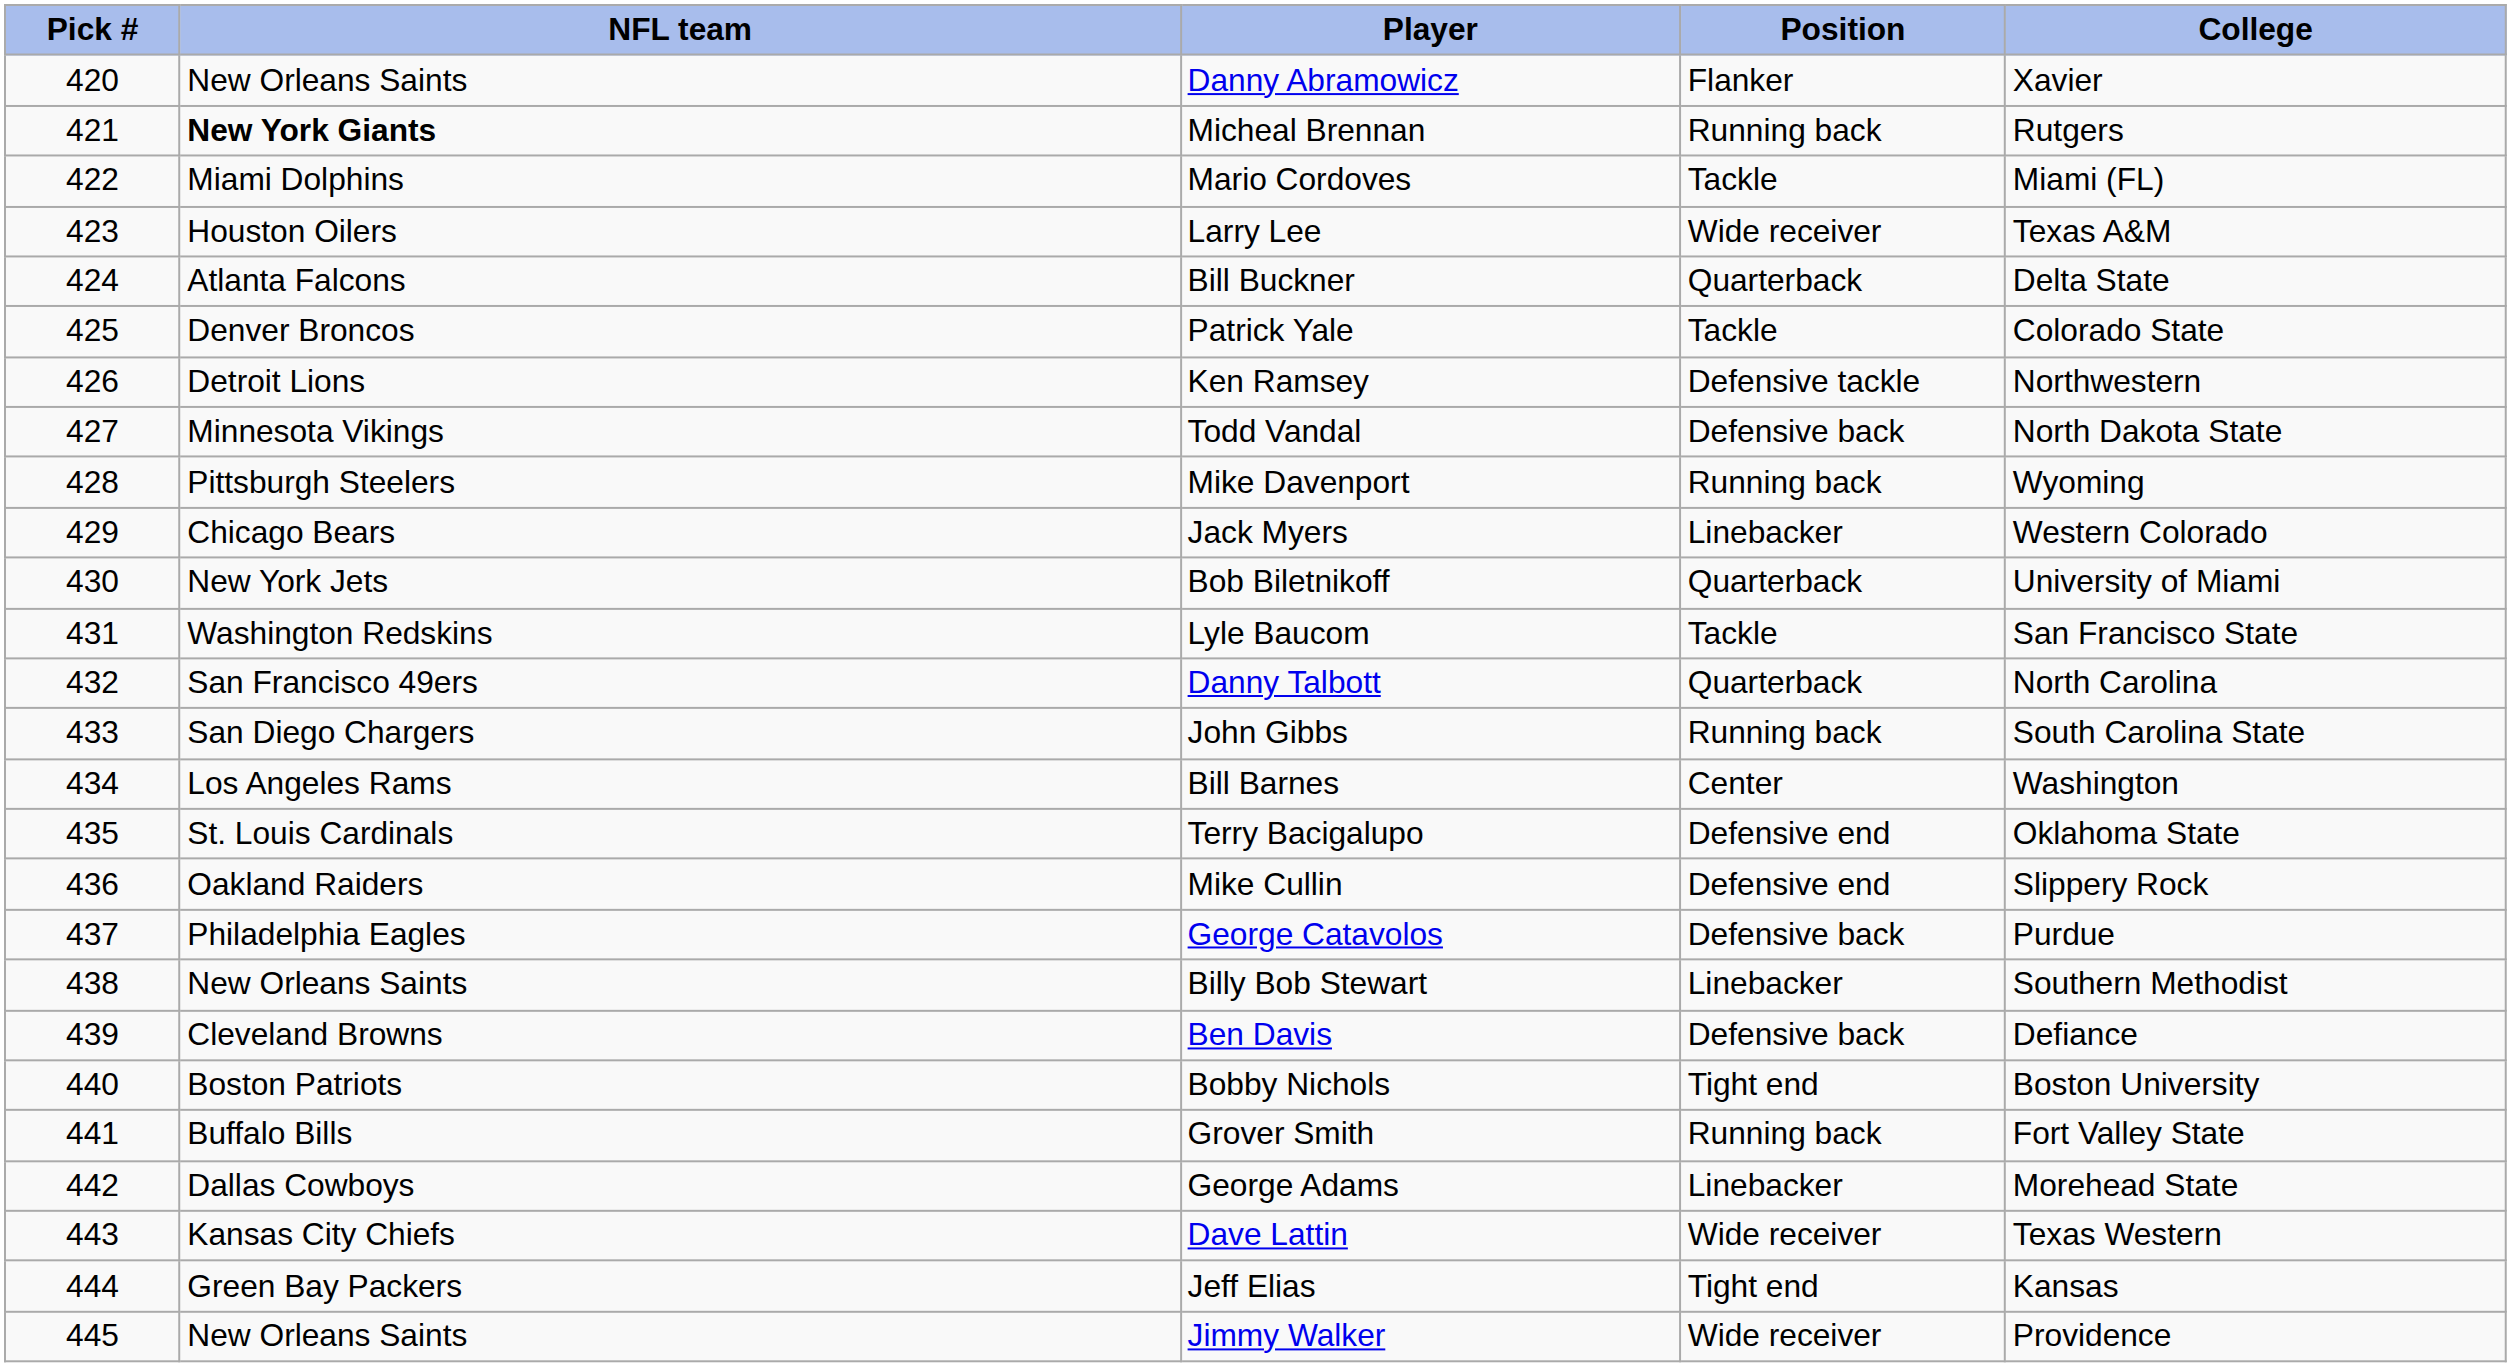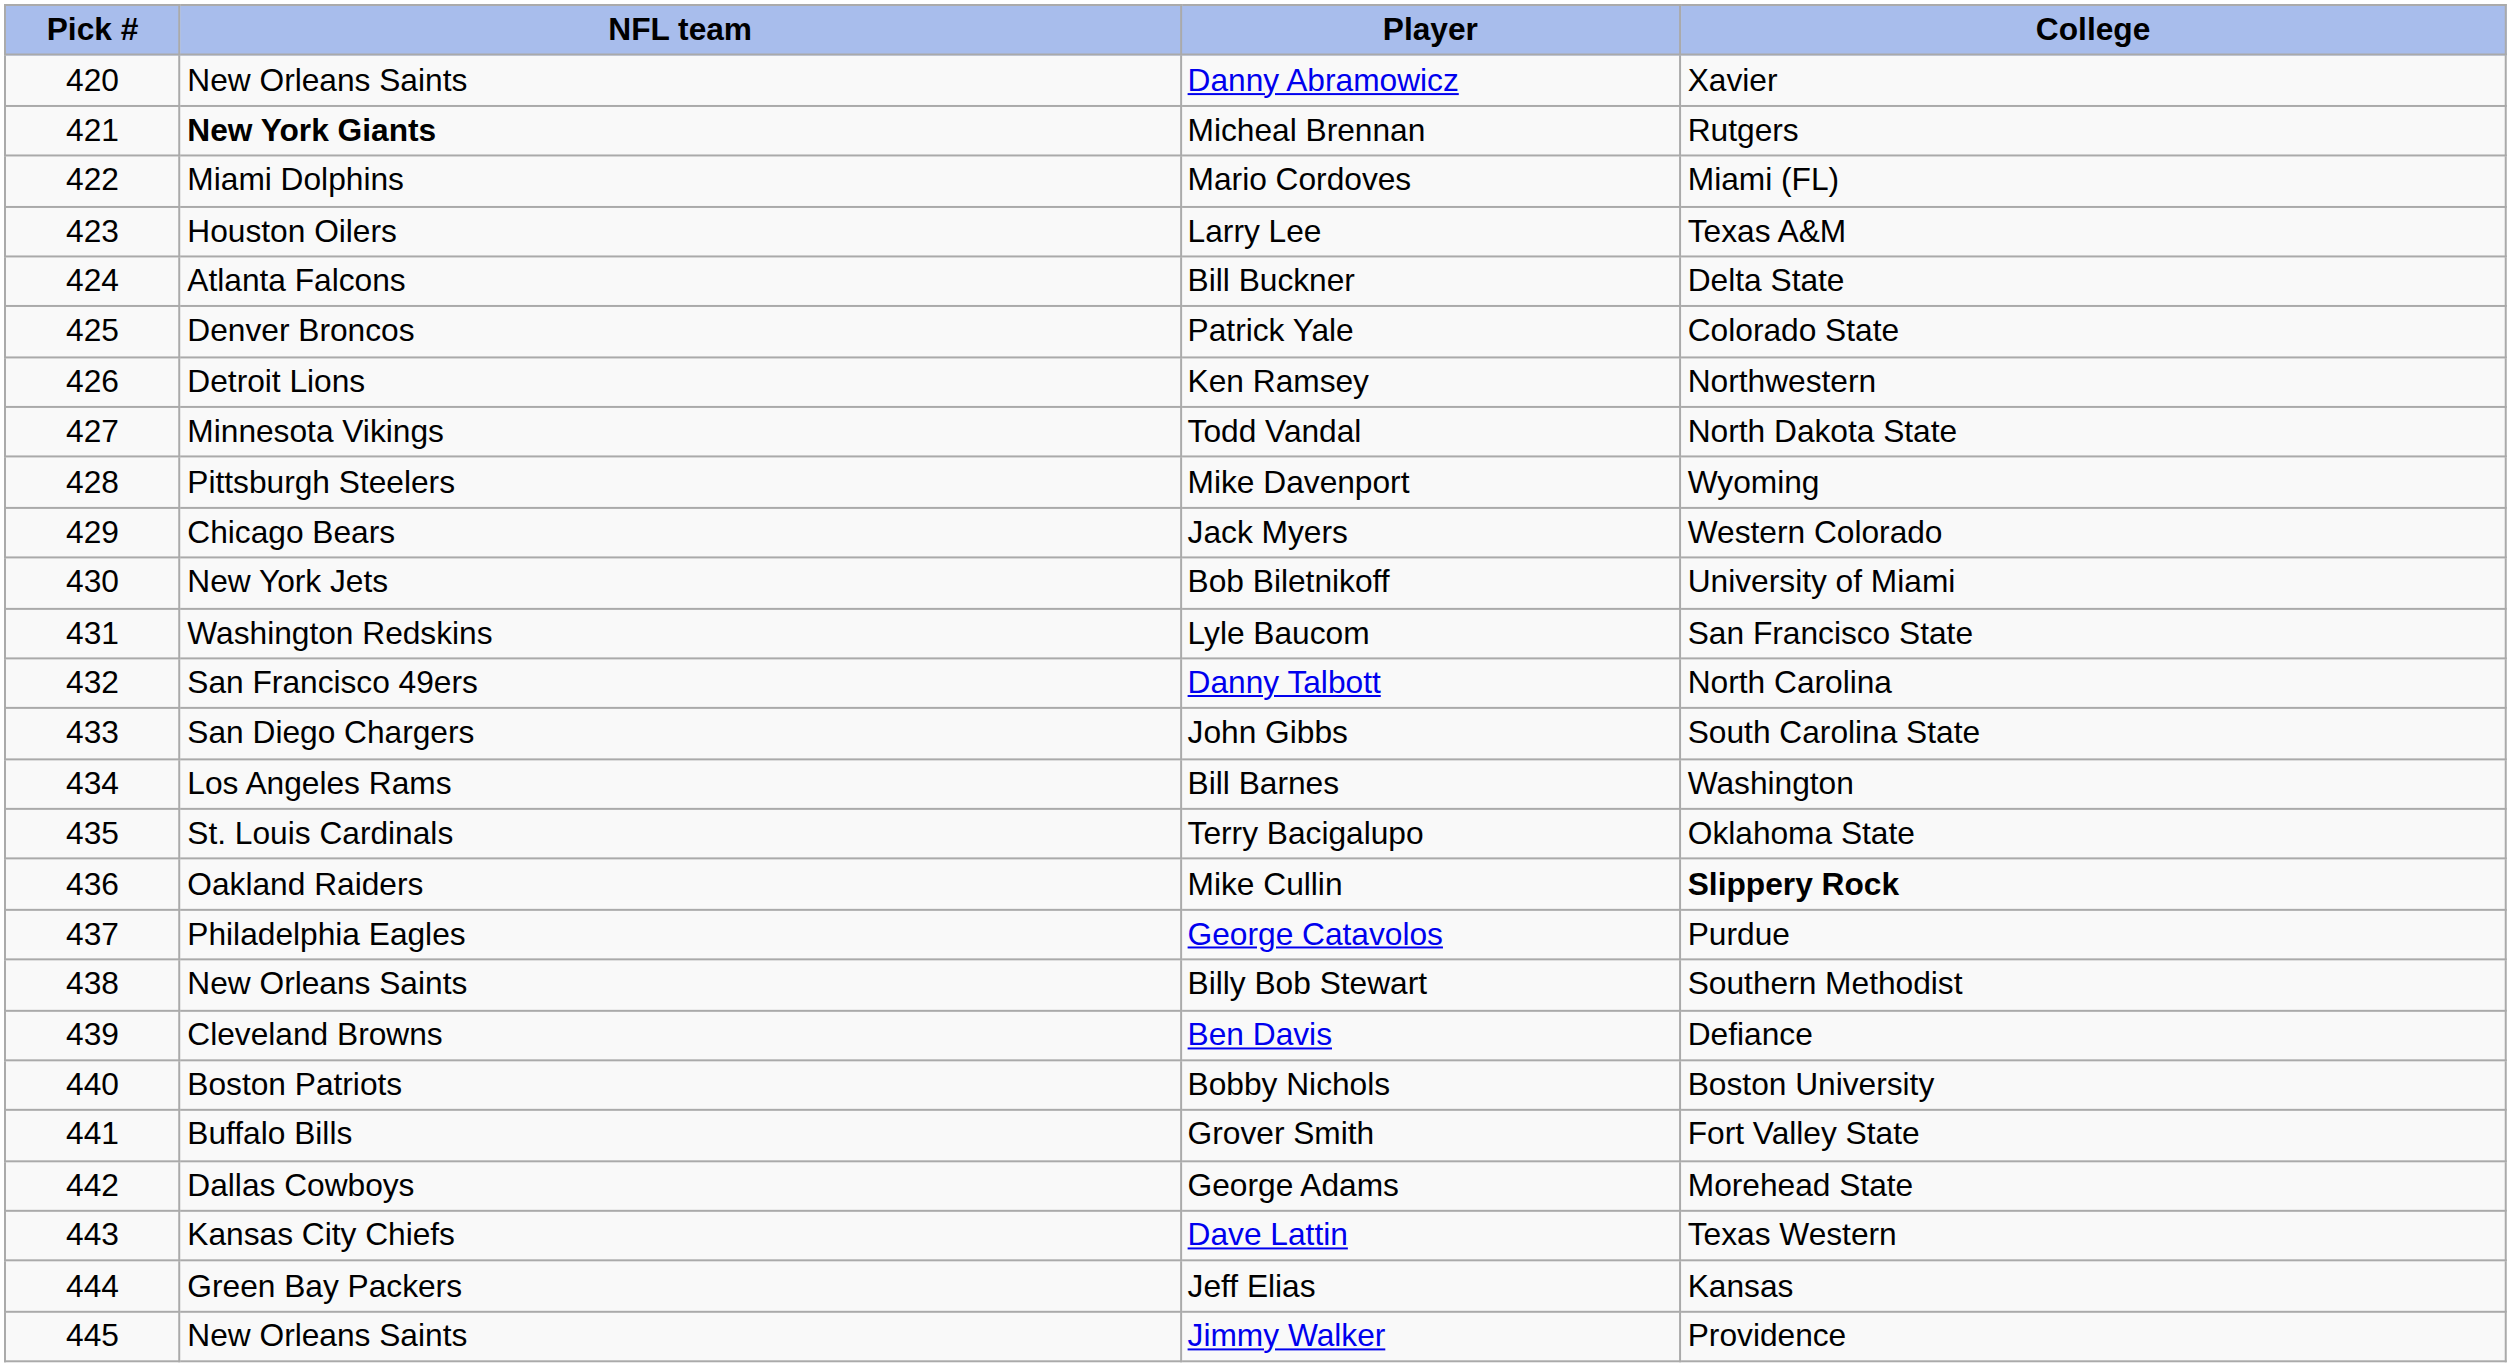- column: (1843, 29)
(2111, 883) normal -> (1793, 883) bold
